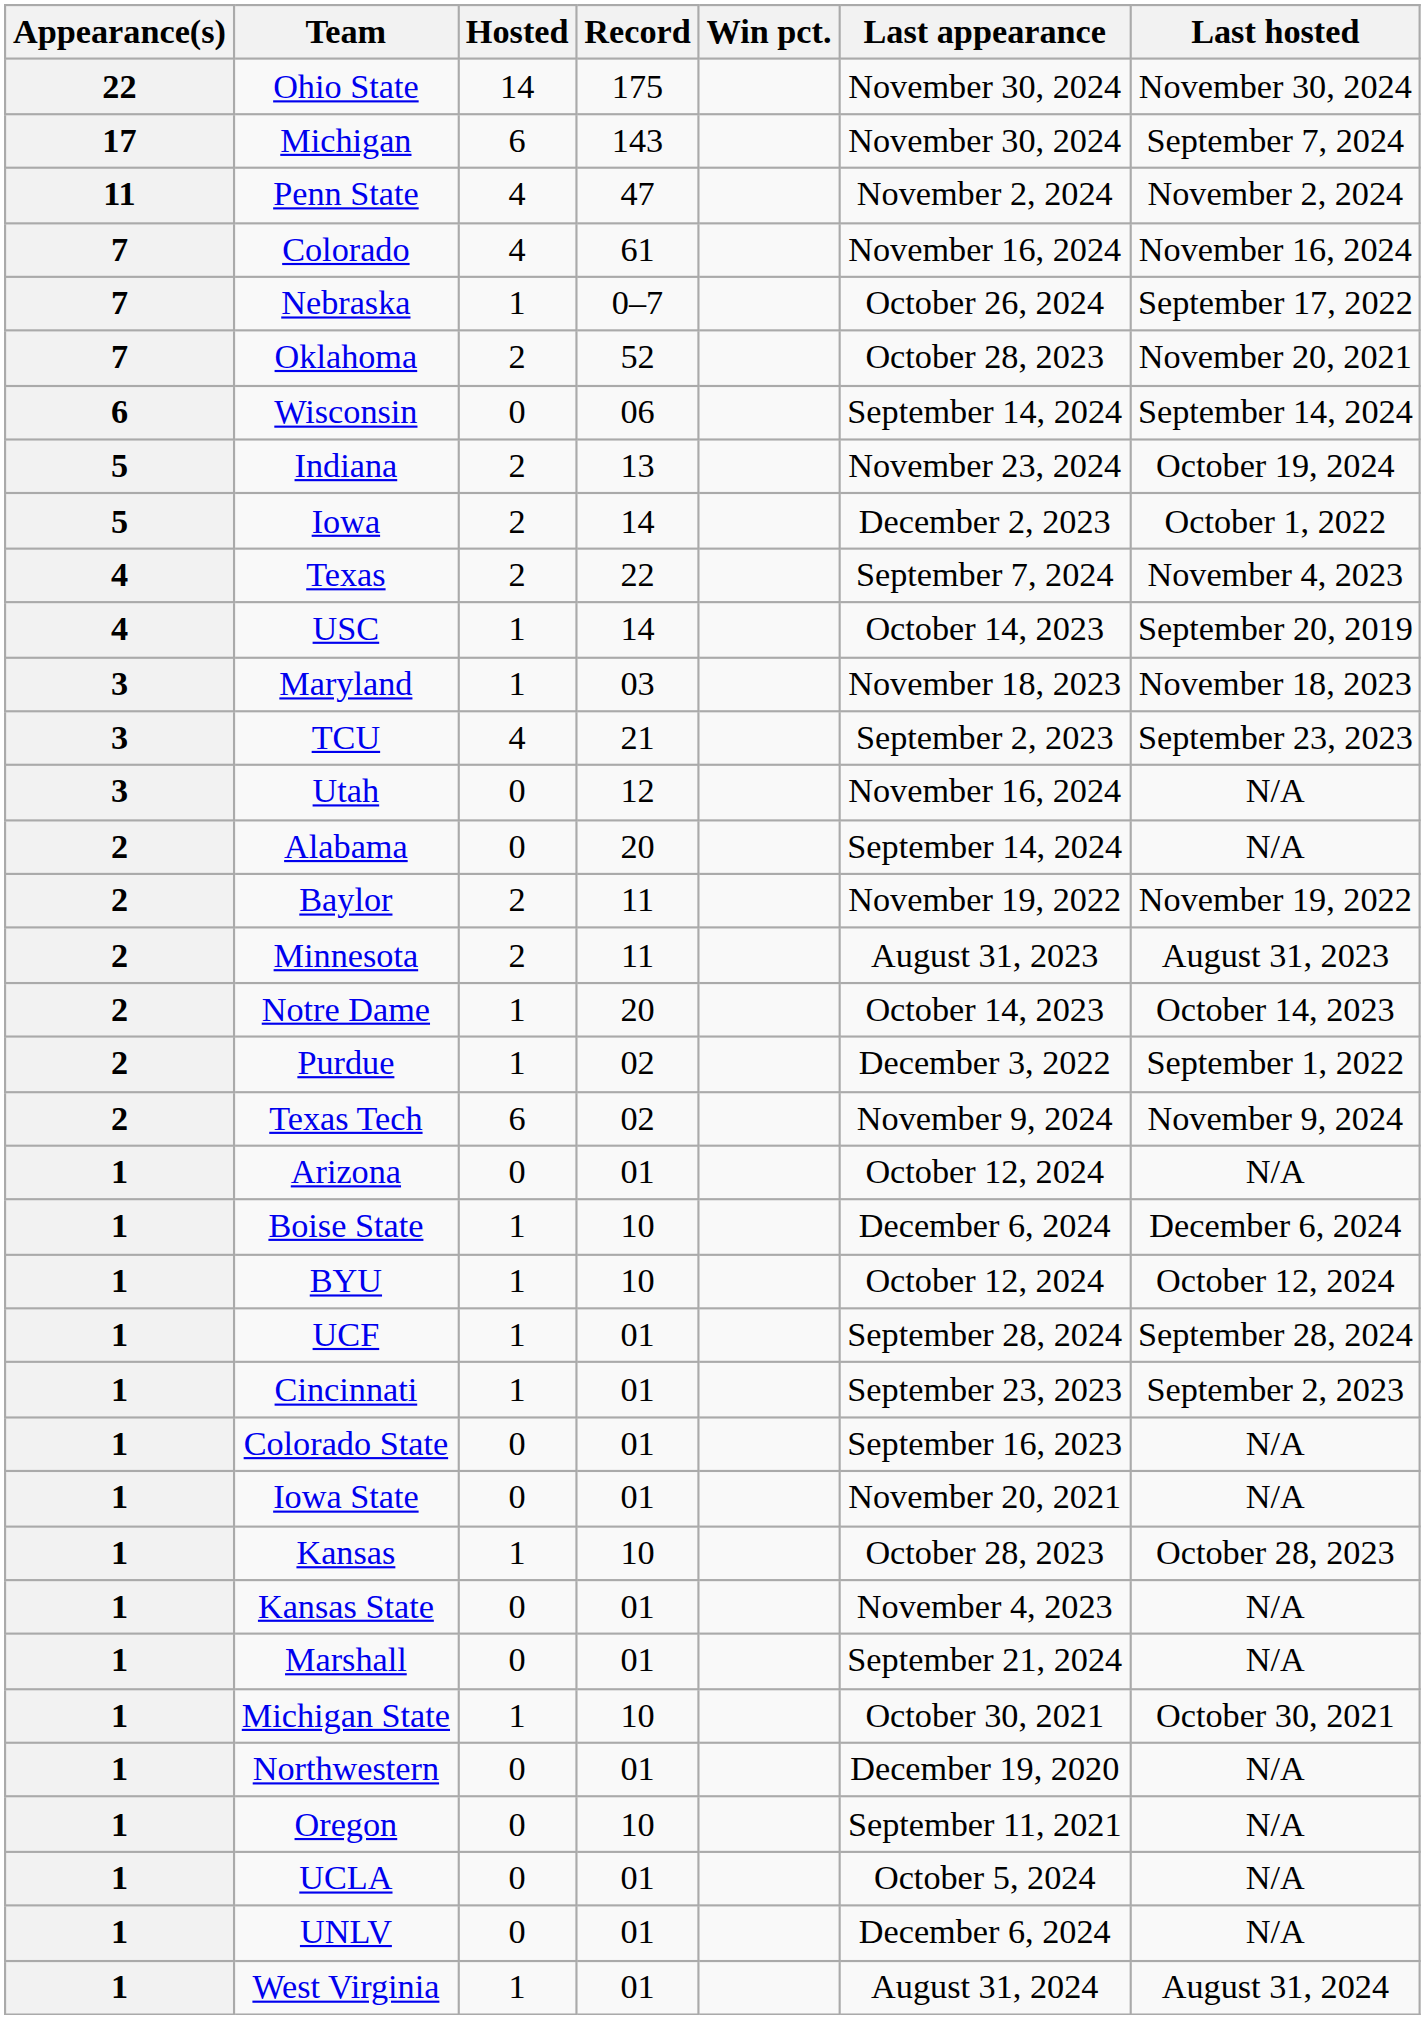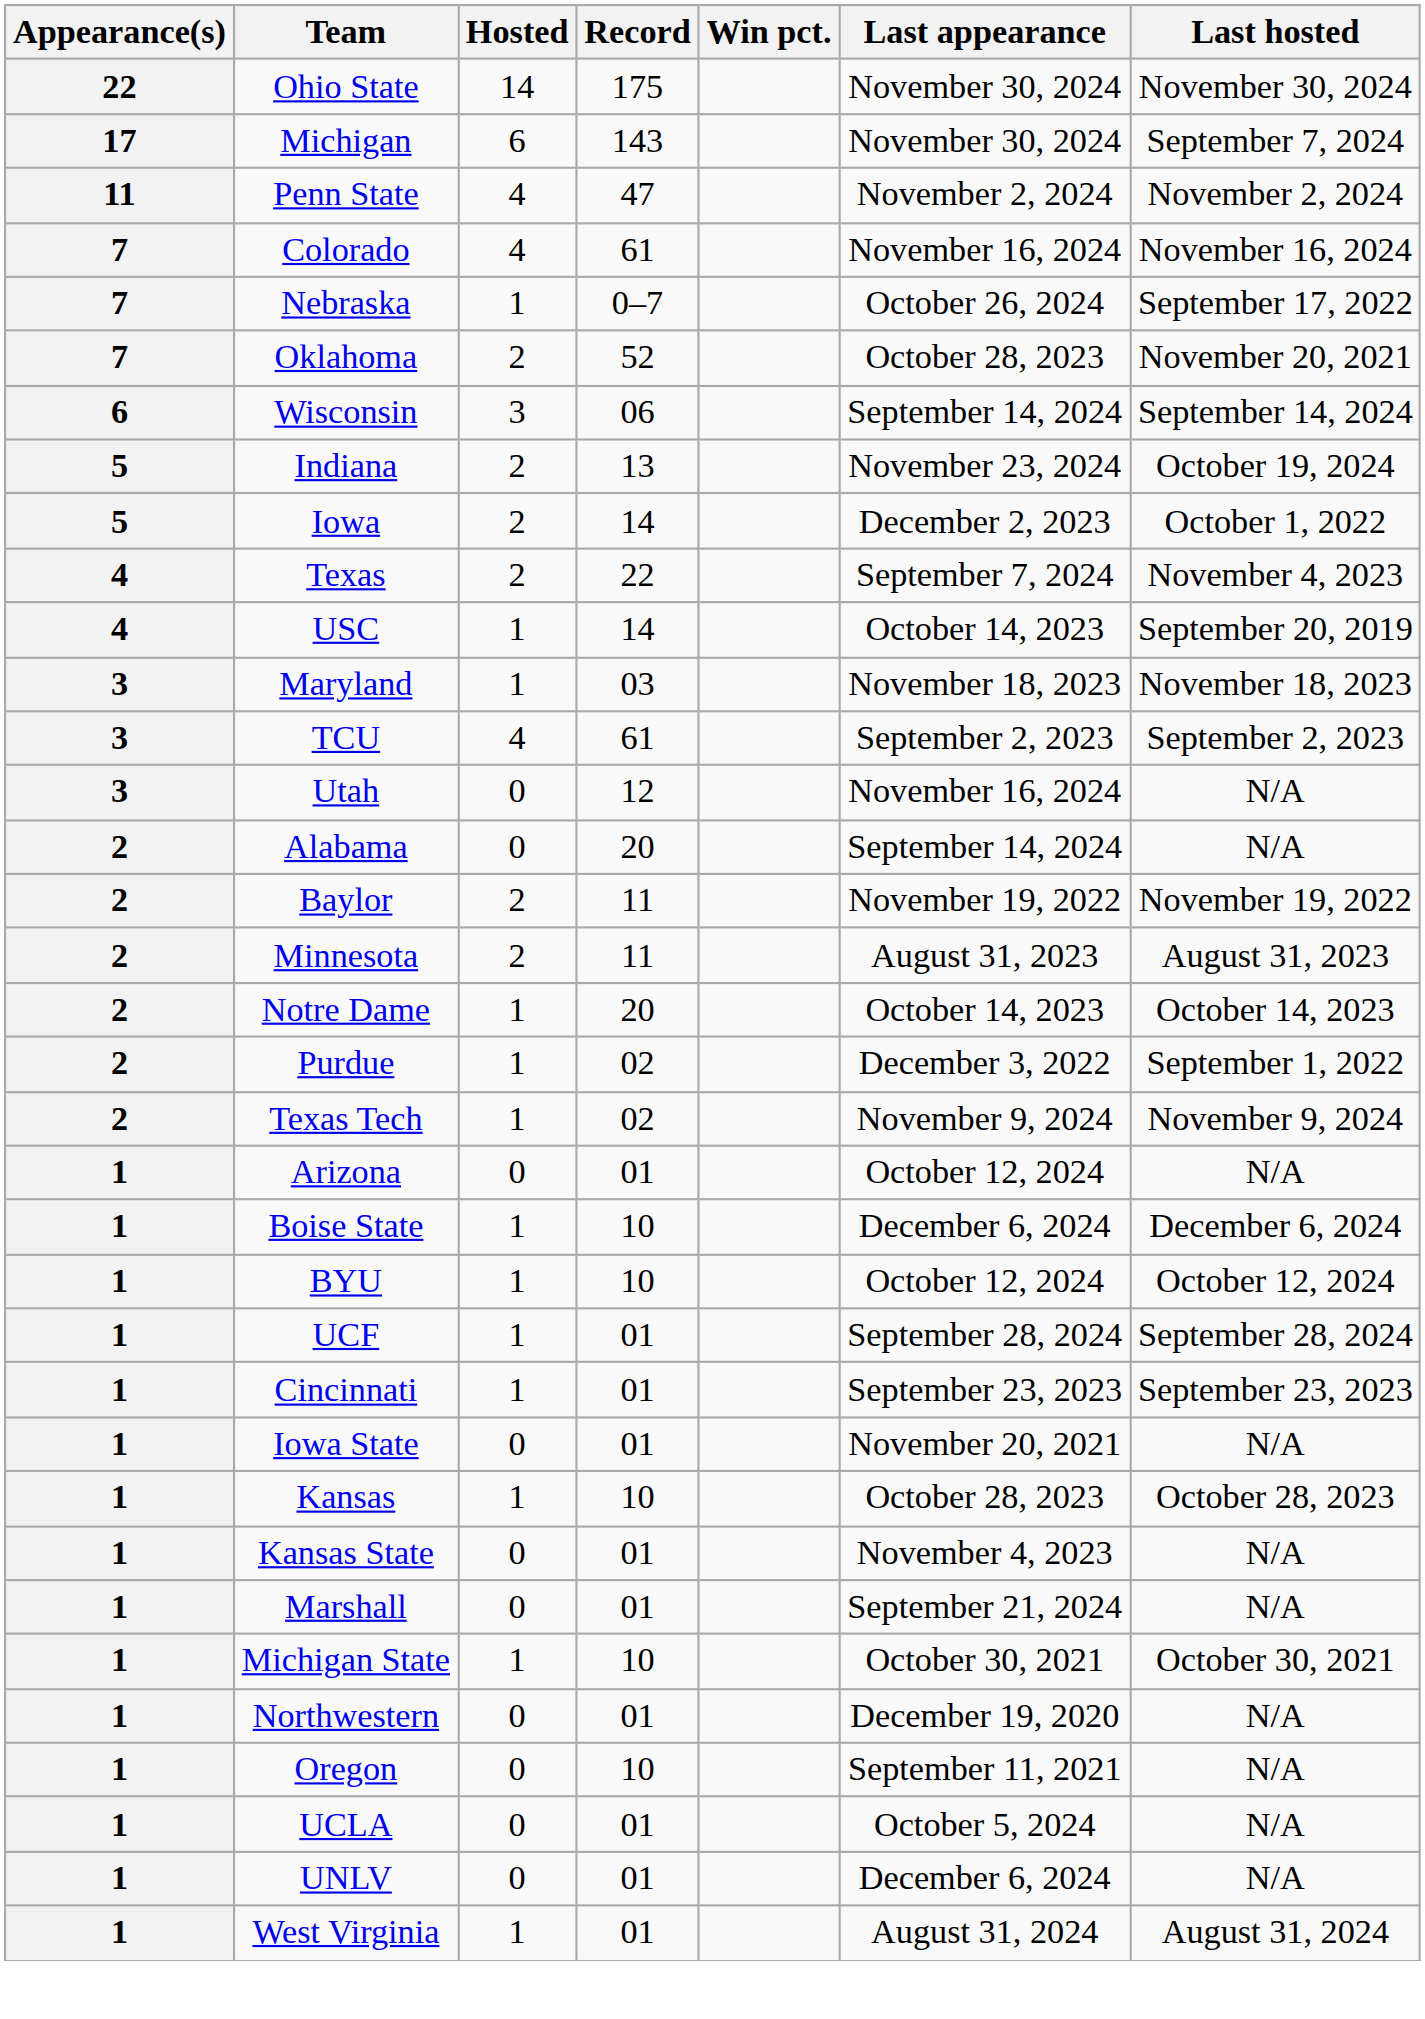(517, 411) 0 -> (517, 411) 3
(638, 737) 21 -> (638, 737) 61
(1275, 737) September 23, 2023 -> (1275, 737) September 2, 2023
(517, 1117) 6 -> (517, 1117) 1
(1275, 1389) September 2, 2023 -> (1275, 1389) September 23, 2023
- row: (346, 1443)
